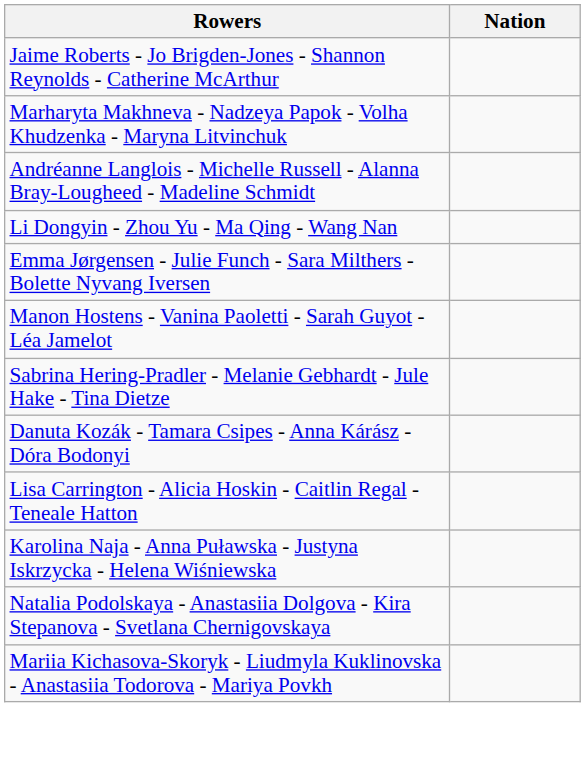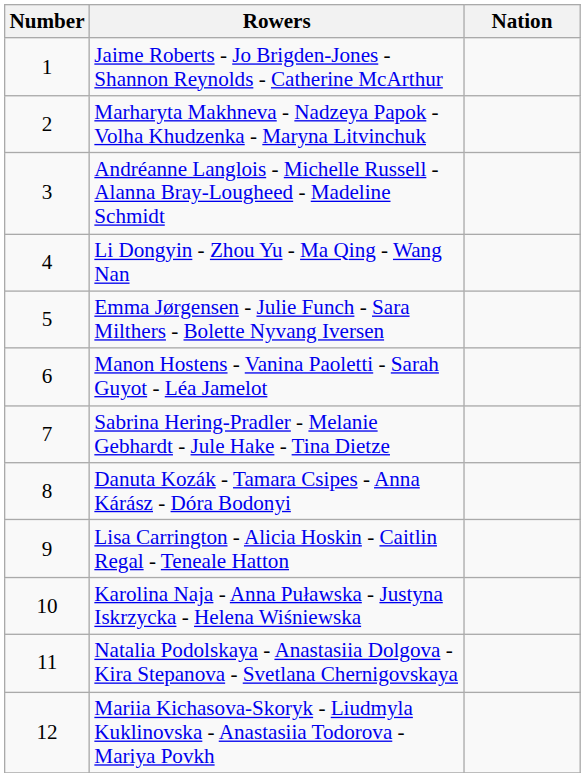+ column: (47, 21)
